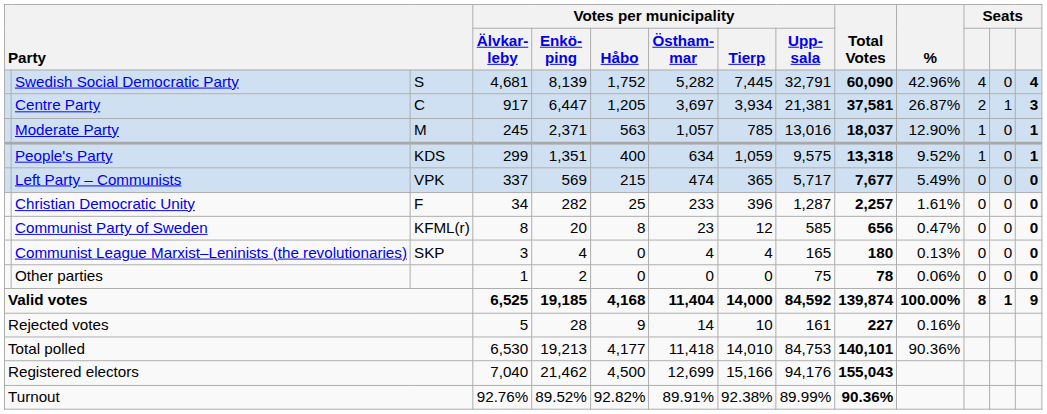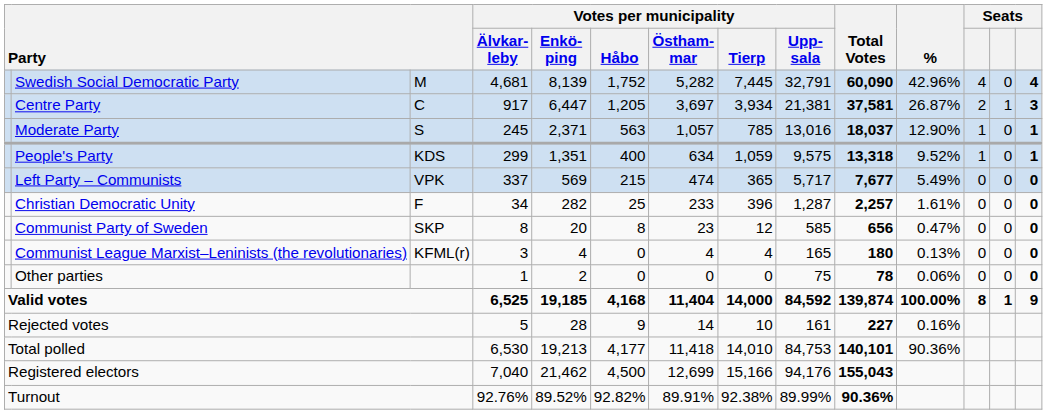(419, 81) S -> (420, 81) M
(420, 130) M -> (419, 130) S
(442, 228) KFML(r) -> (429, 228) SKP
(429, 252) SKP -> (442, 252) KFML(r)
